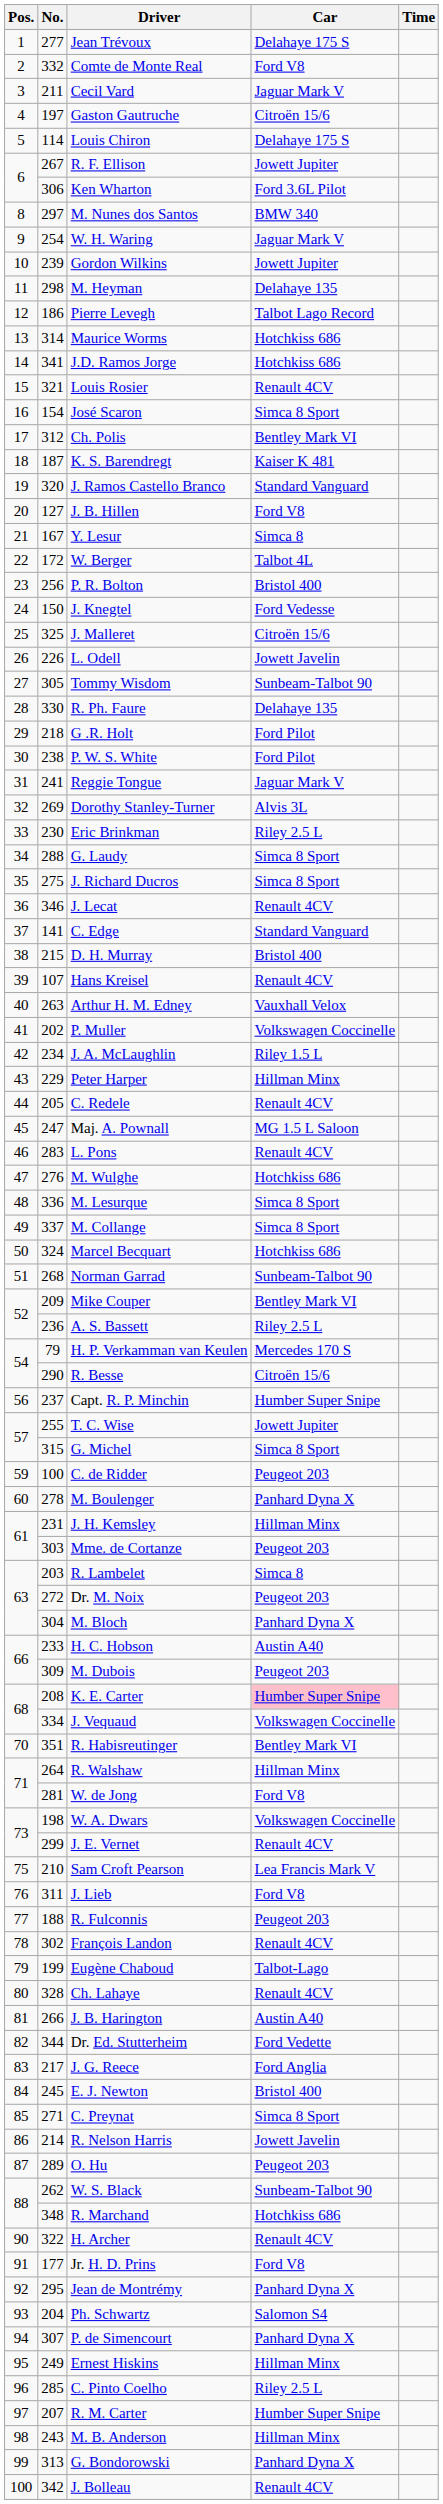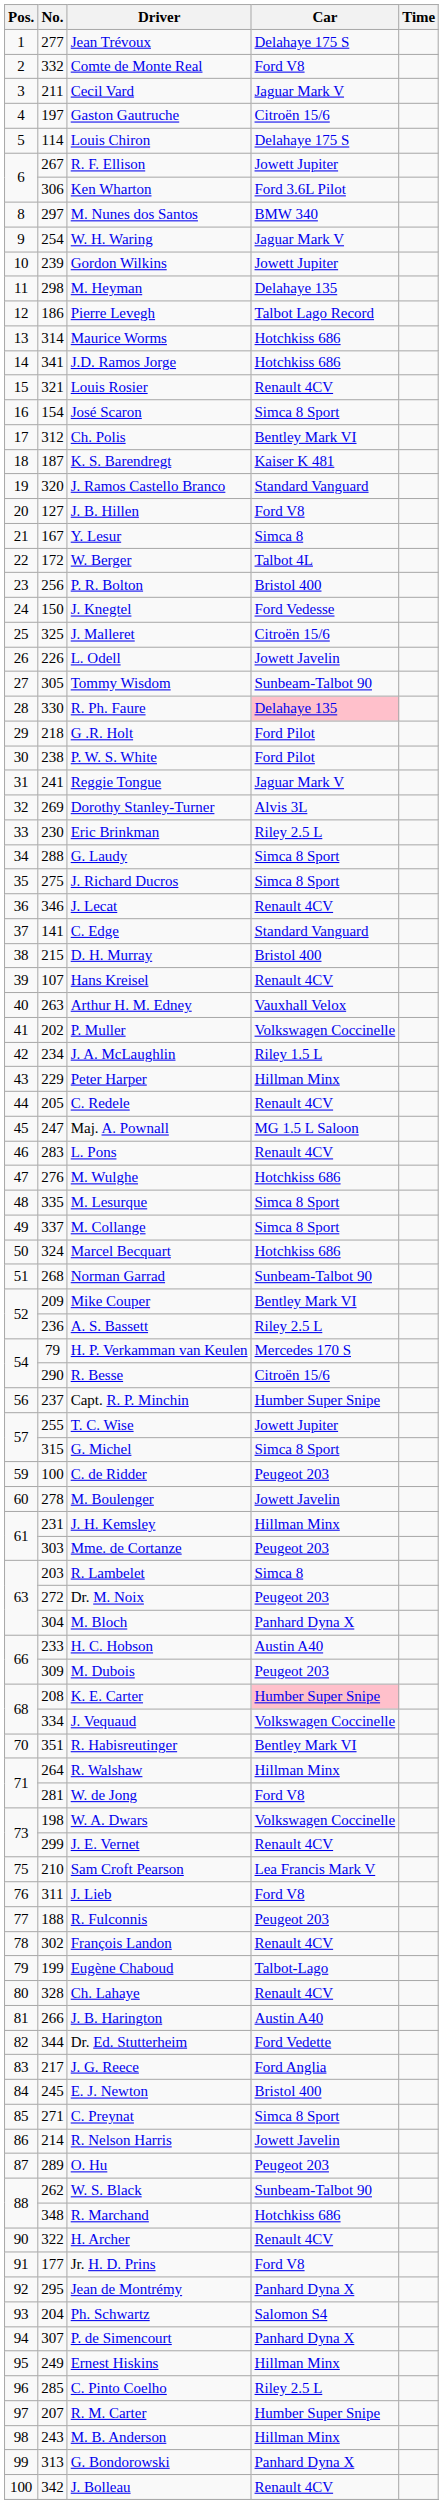(296, 708) no background -> (296, 708) pink background
(52, 1202) 336 -> (52, 1202) 335
(304, 1499) Panhard Dyna X -> (297, 1499) Jowett Javelin
